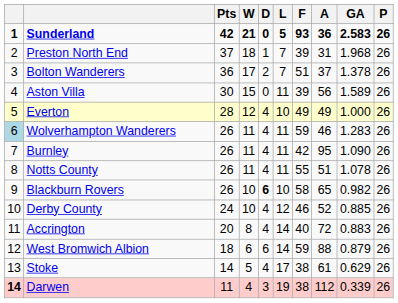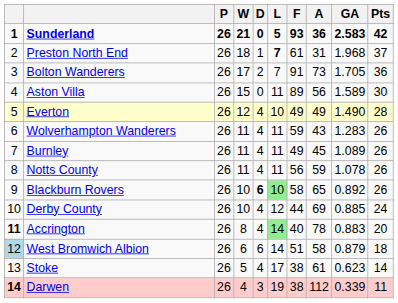columns swapped: (383, 14) <-> (227, 14)
(283, 53) normal -> (277, 53) bold
(302, 53) 39 -> (297, 53) 61
(302, 72) 51 -> (297, 72) 91
(324, 72) 37 -> (319, 72) 73
(355, 72) 1.378 -> (350, 72) 1.705
(302, 92) 39 -> (297, 92) 89
(355, 111) 1.000 -> (350, 111) 1.490
(14, 131) lightblue background -> (14, 131) no background
(324, 131) 46 -> (319, 131) 43
(302, 151) 42 -> (297, 151) 49
(324, 151) 95 -> (319, 151) 45
(355, 151) 1.090 -> (350, 151) 1.089
(302, 170) 55 -> (297, 170) 56
(324, 170) 51 -> (319, 170) 59
(283, 190) no background -> (277, 190) lightgreen background
(355, 190) 0.982 -> (350, 190) 0.892
(302, 209) 46 -> (297, 209) 44
(324, 209) 52 -> (319, 209) 69
(14, 229) normal -> (14, 229) bold
(283, 229) no background -> (277, 229) lightgreen background
(324, 229) 72 -> (319, 229) 78
(14, 248) no background -> (14, 248) lightblue background
(302, 248) 59 -> (297, 248) 51
(324, 248) 88 -> (319, 248) 58
(355, 268) 0.629 -> (350, 268) 0.623
